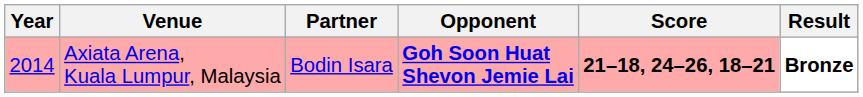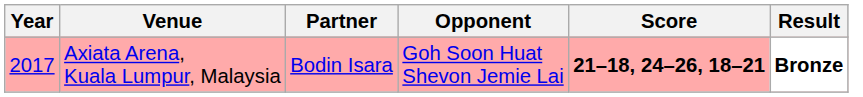(32, 64) 2014 -> (32, 64) 2017
(488, 64) bold -> (483, 64) normal
